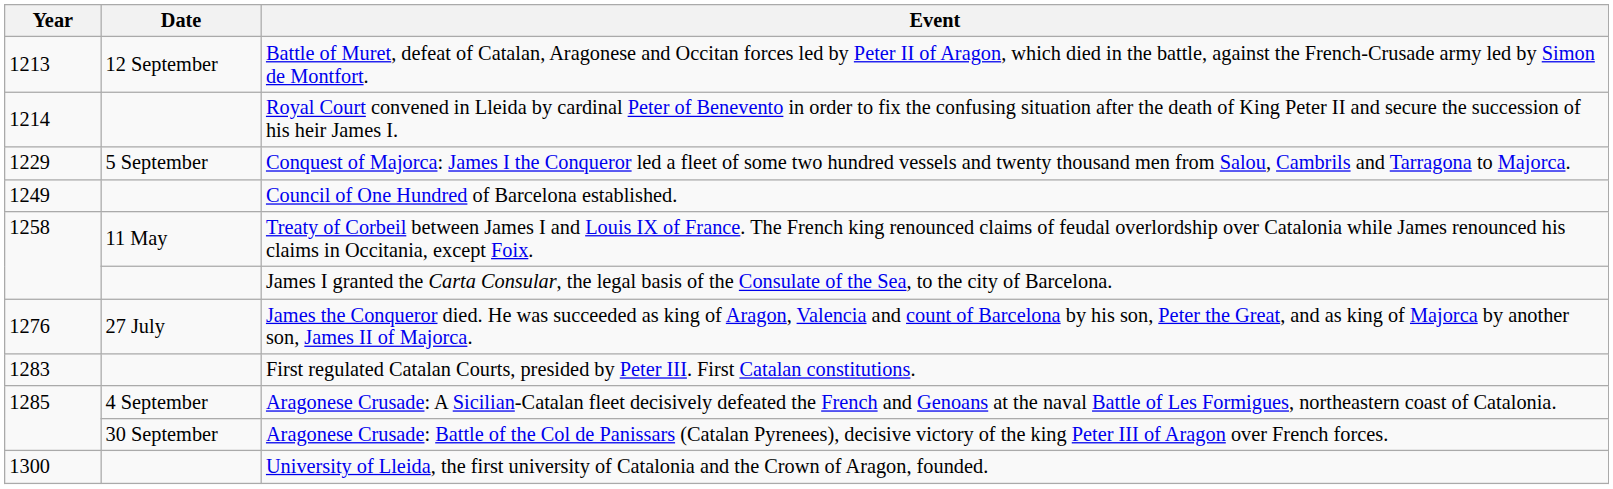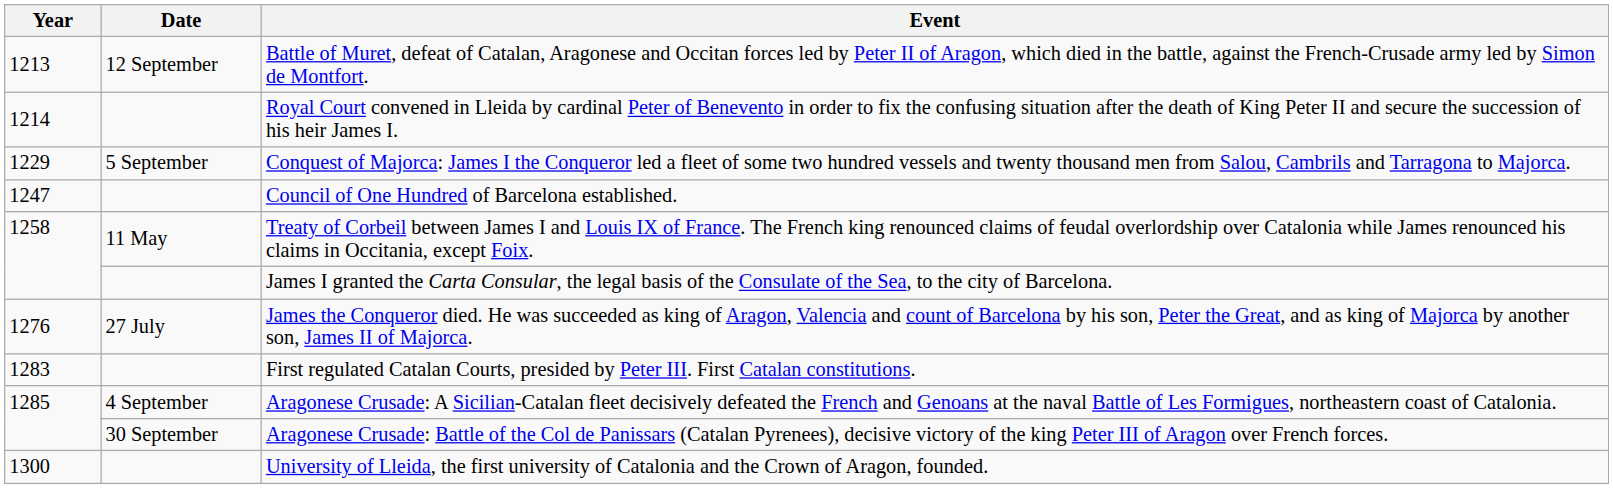(30, 195) 1249 -> (30, 195) 1247
